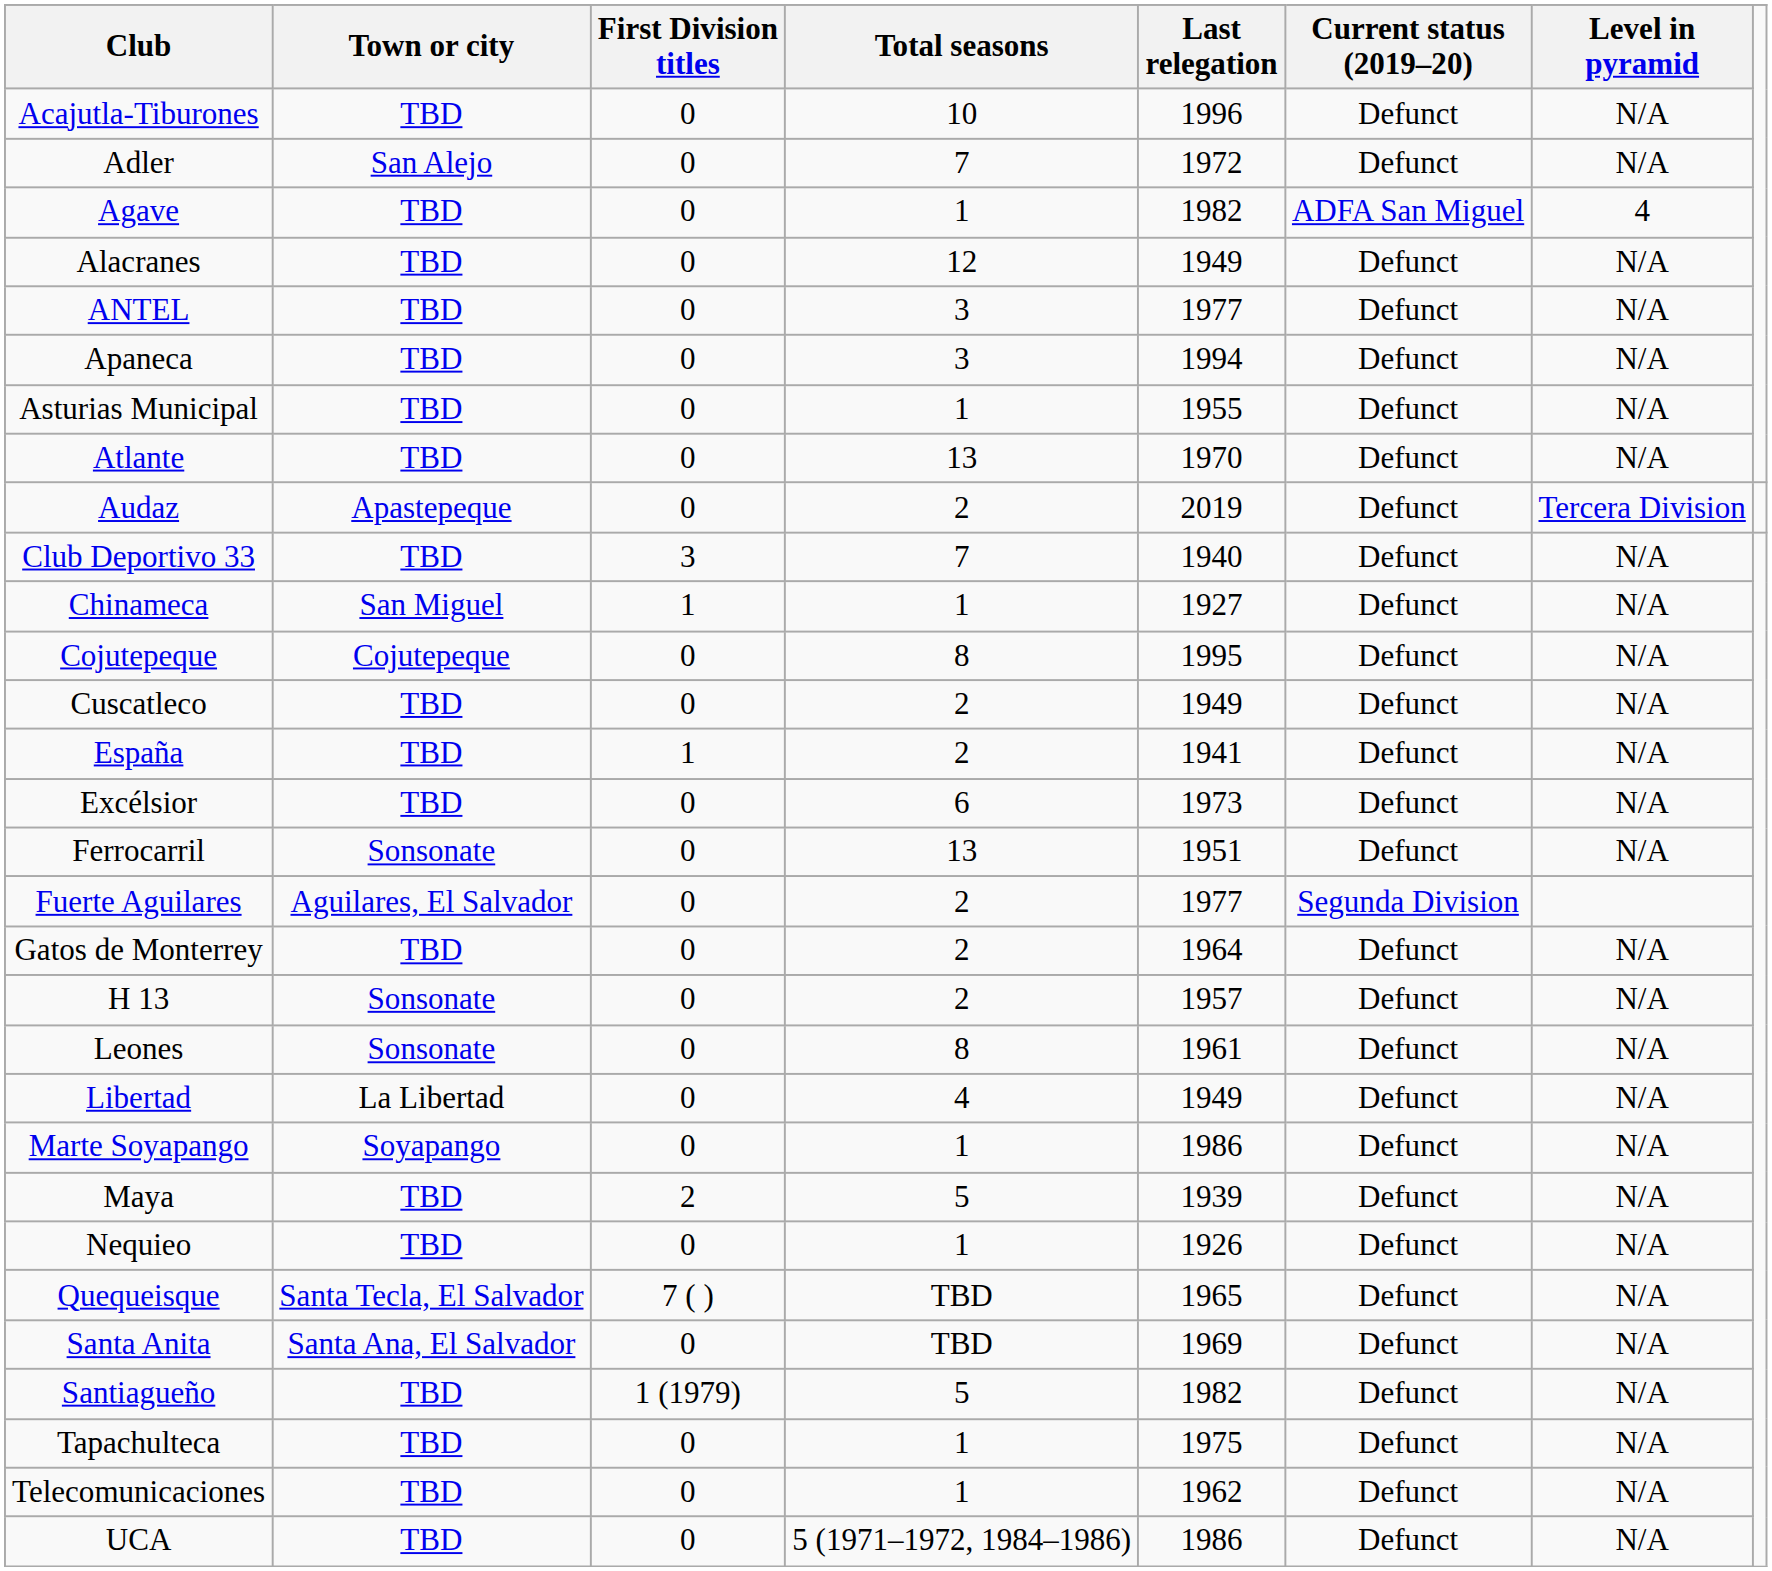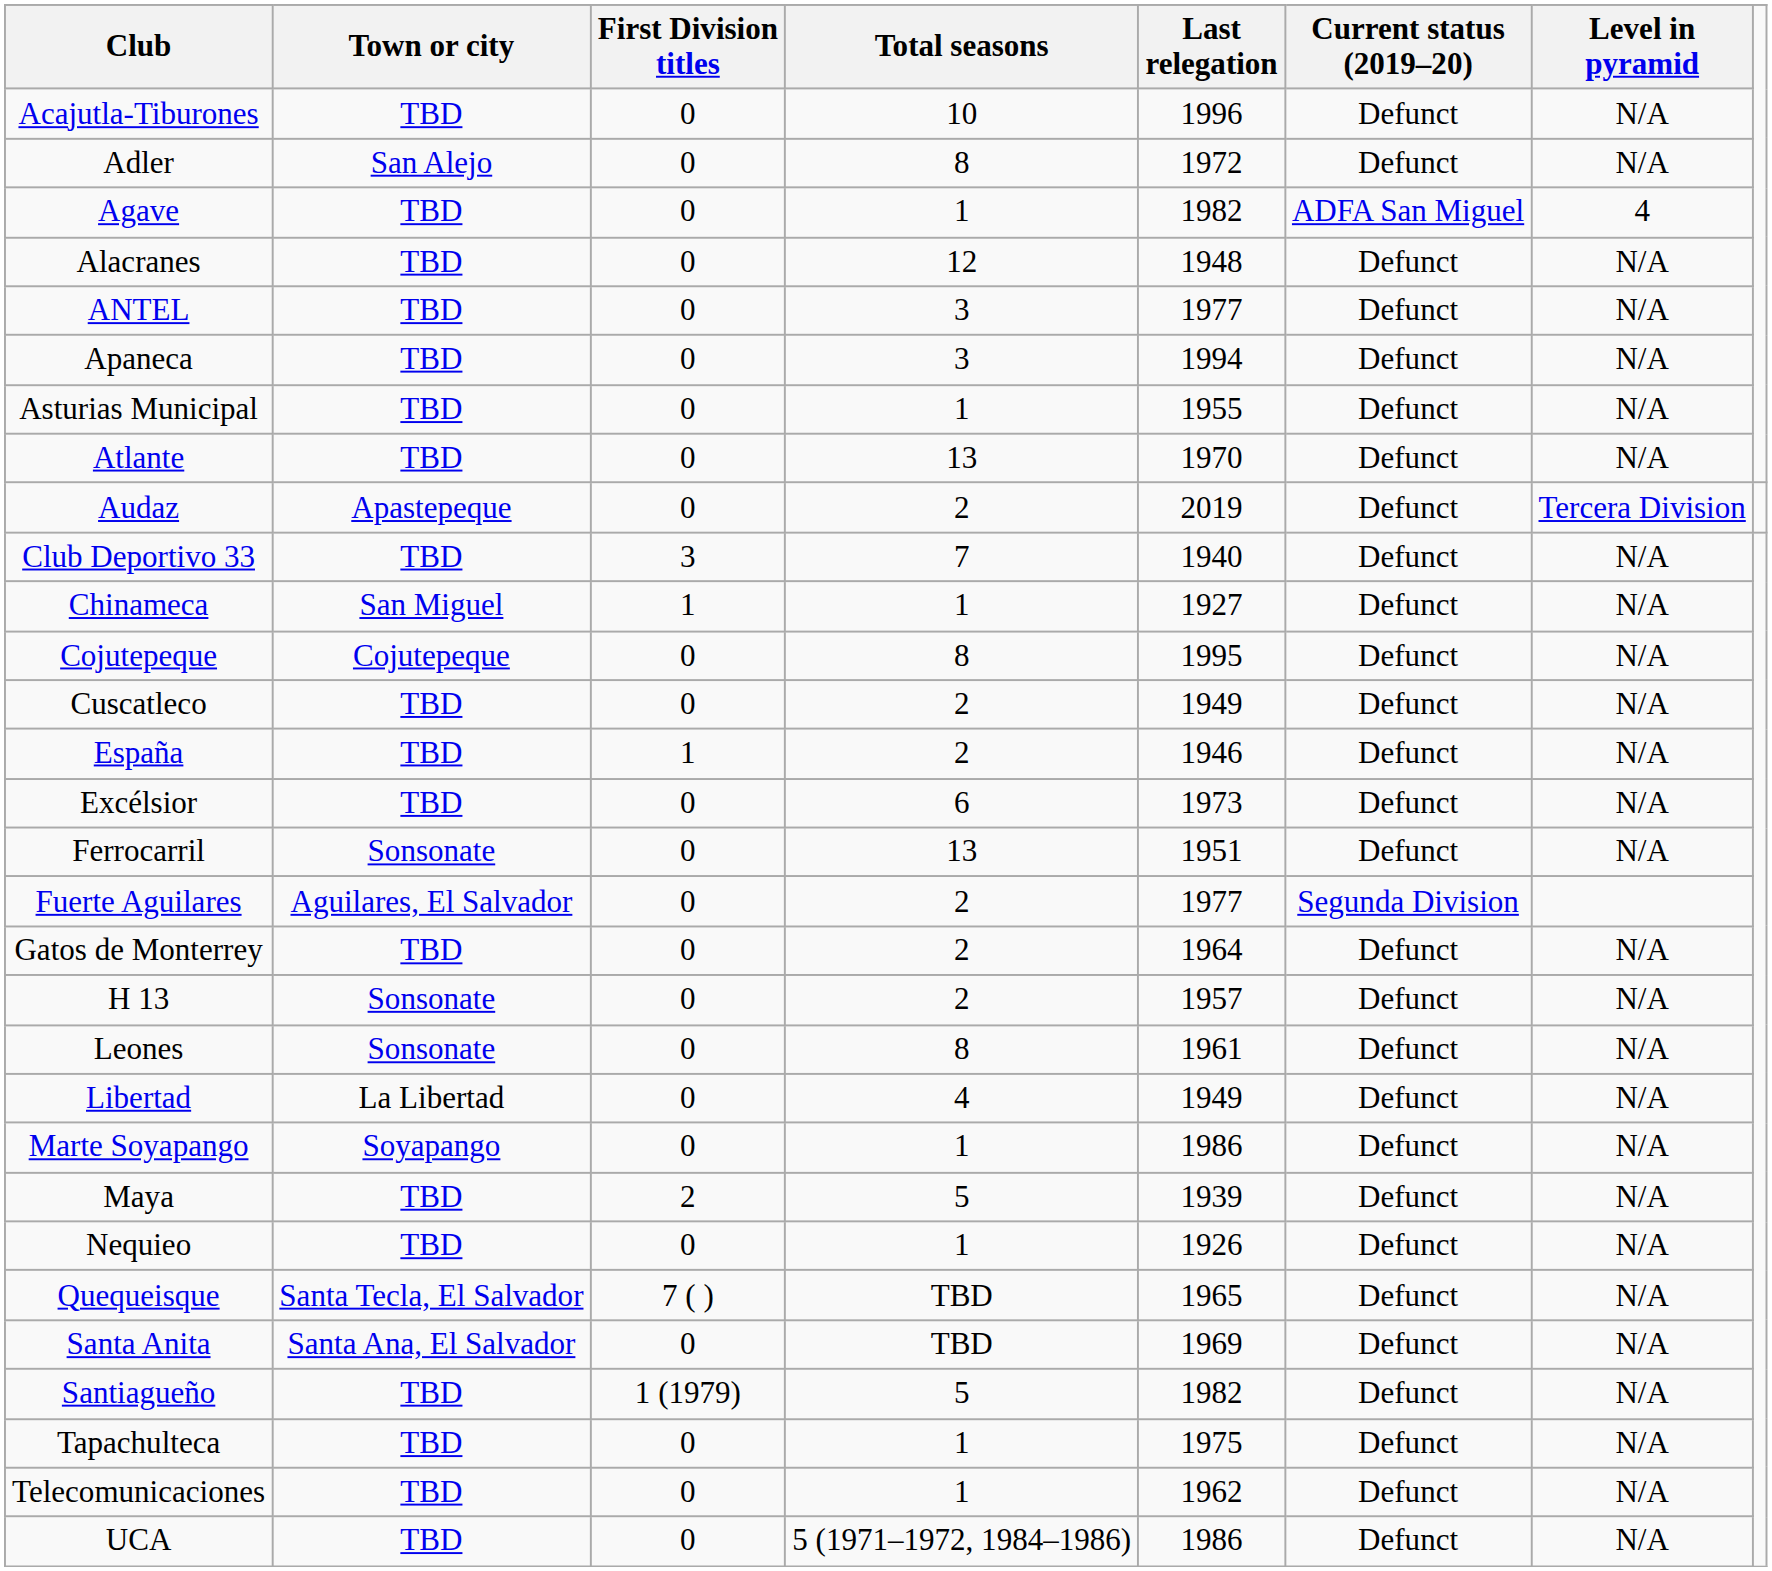(962, 162) 7 -> (962, 162) 8
(1212, 260) 1949 -> (1212, 260) 1948
(1212, 753) 1941 -> (1212, 753) 1946
